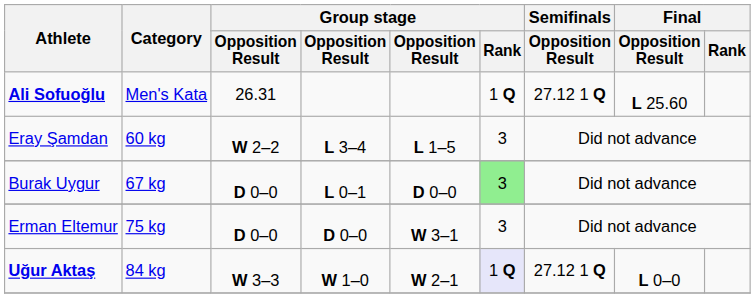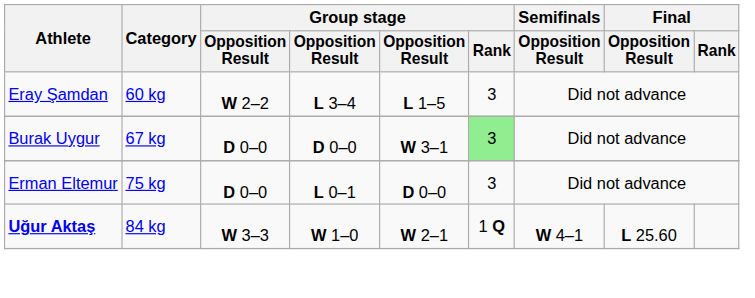- row: (57, 95)
(345, 192) L 0–1 -> (335, 148) D 0–0
(435, 192) D 0–0 -> (424, 148) W 3–1
(345, 236) D 0–0 -> (335, 192) L 0–1
(435, 236) W 3–1 -> (424, 192) D 0–0
(502, 271) lavender background -> (492, 227) no background
(570, 271) 27.12 1 Q -> (559, 236) W 4–1
(659, 280) L 0–0 -> (649, 236) L 25.60
